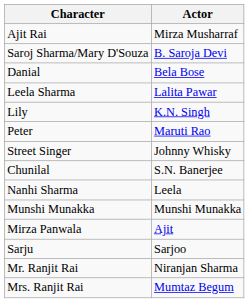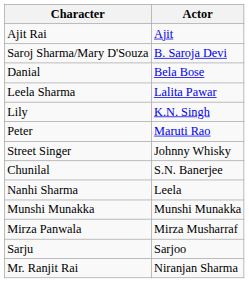(196, 33) Mirza Musharraf -> (164, 33) Ajit
(164, 229) Ajit -> (196, 229) Mirza Musharraf
- row: (45, 287)
